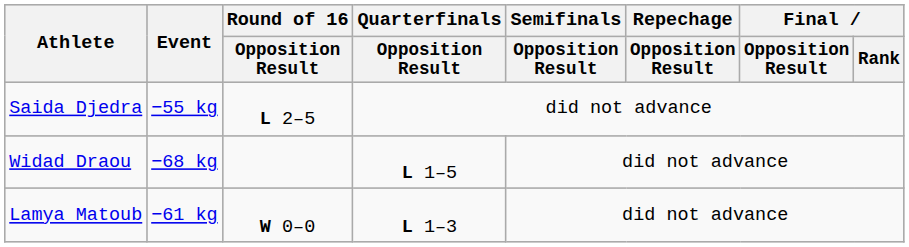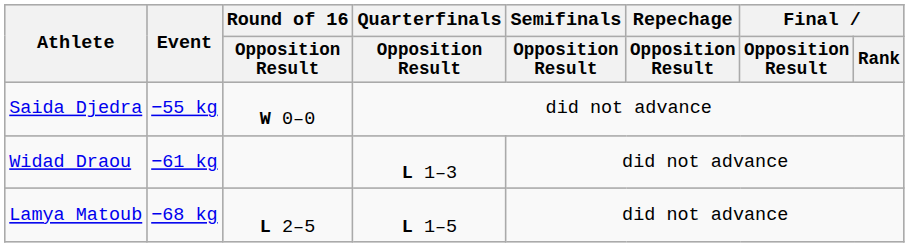(288, 120) L 2–5 -> (288, 120) W 0–0
(184, 162) −68 kg -> (184, 162) −61 kg
(430, 173) L 1–5 -> (430, 173) L 1–3
(184, 215) −61 kg -> (184, 215) −68 kg
(288, 226) W 0–0 -> (288, 226) L 2–5
(430, 226) L 1–3 -> (430, 226) L 1–5
